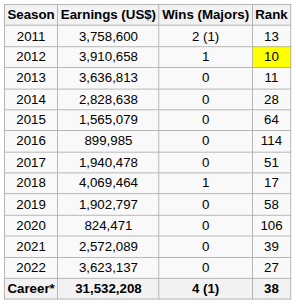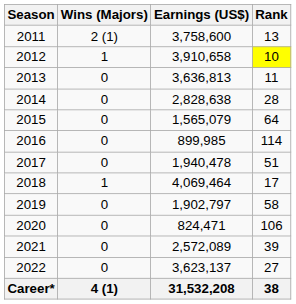columns swapped: (206, 15) <-> (108, 15)
